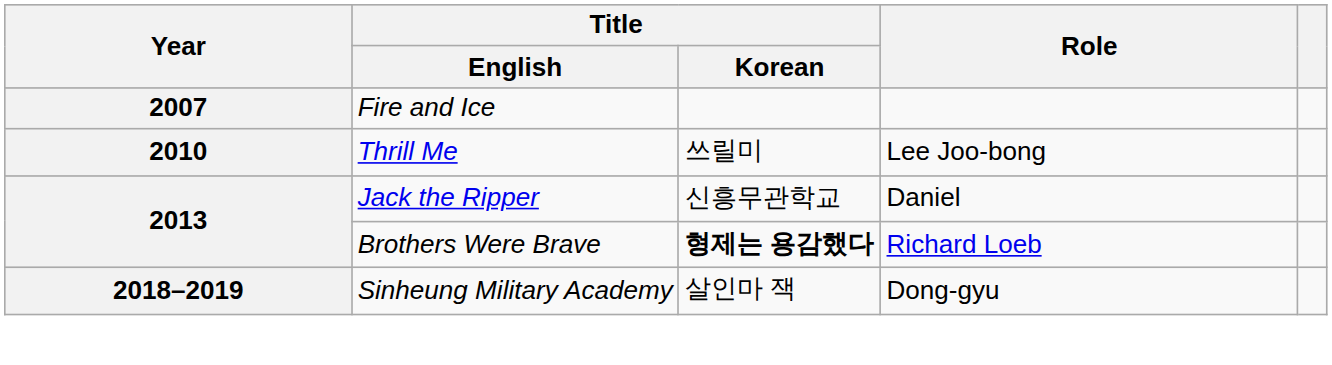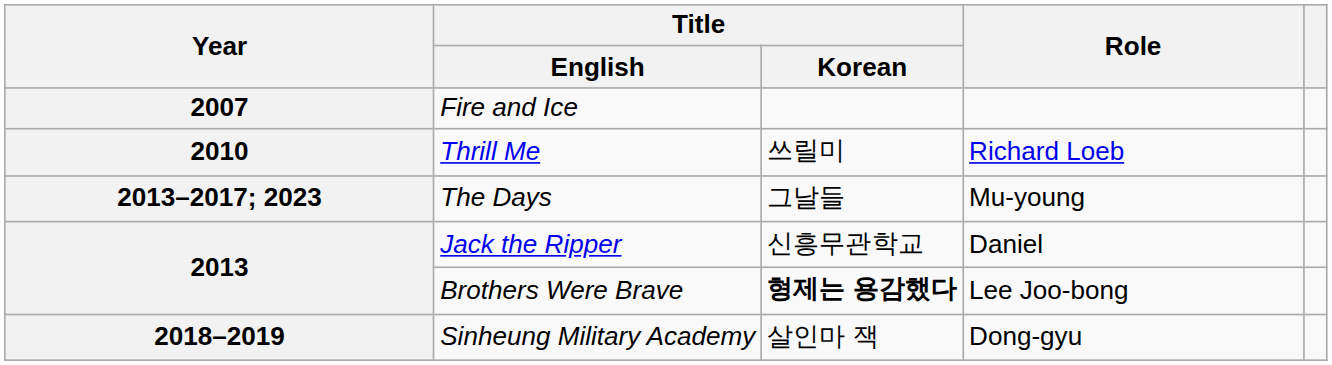(966, 151) Lee Joo-bong -> (1047, 151) Richard Loeb
+ row: (496, 197)
(964, 244) Richard Loeb -> (1049, 290) Lee Joo-bong
